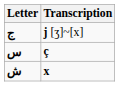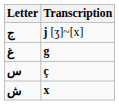+ row: (11, 52)
